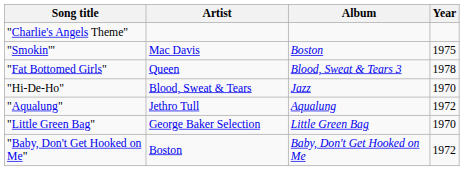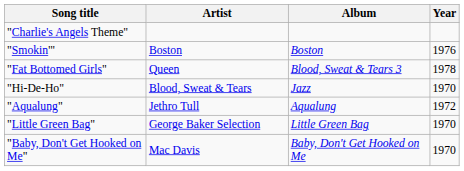(174, 50) Mac Davis -> (165, 50) Boston
(444, 50) 1975 -> (444, 50) 1976
(165, 149) Boston -> (174, 149) Mac Davis
(444, 149) 1972 -> (444, 149) 1970
